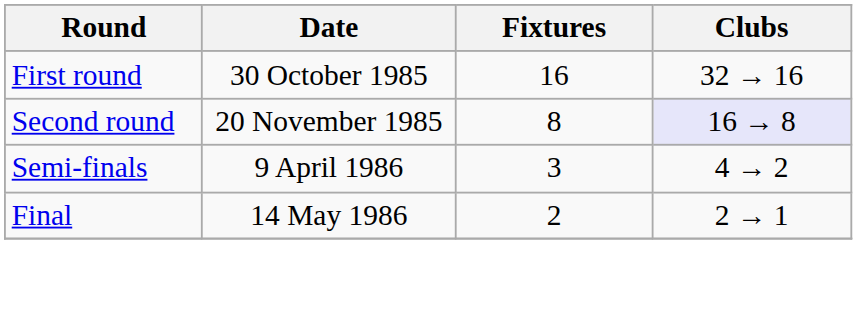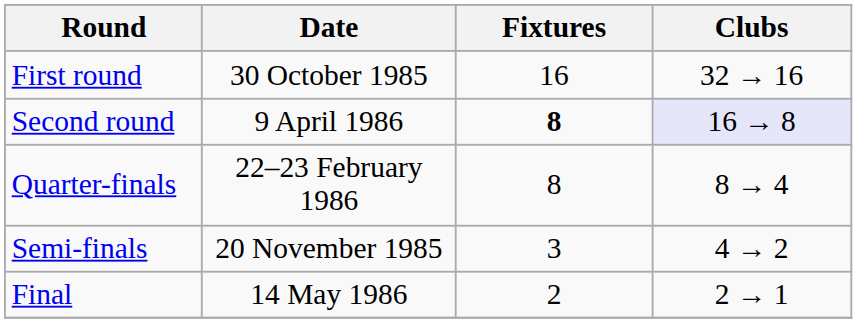(329, 121) 20 November 1985 -> (329, 121) 9 April 1986
(554, 121) normal -> (554, 121) bold
+ row: (94, 184)
(329, 167) 9 April 1986 -> (329, 247) 20 November 1985
